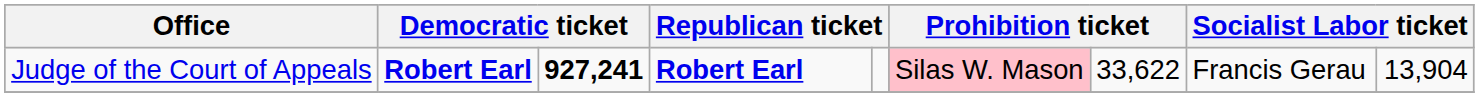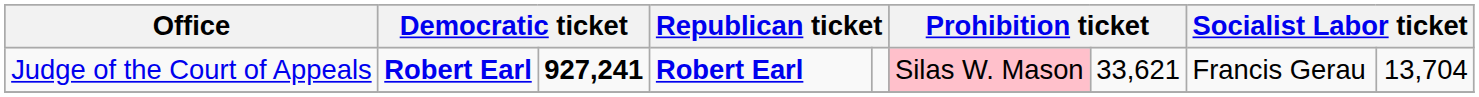(1138, 69) 33,622 -> (1138, 69) 33,621
(1426, 69) 13,904 -> (1426, 69) 13,704
